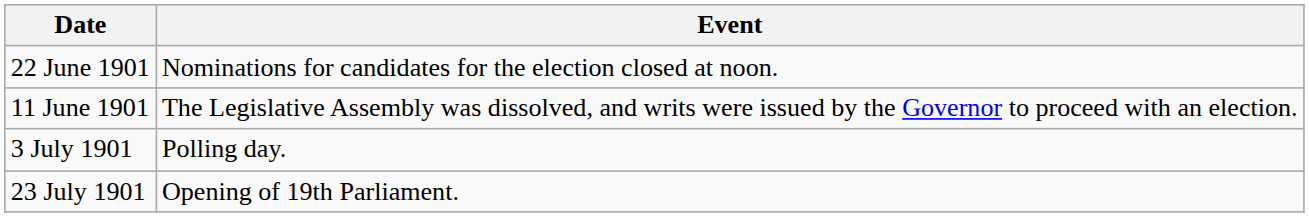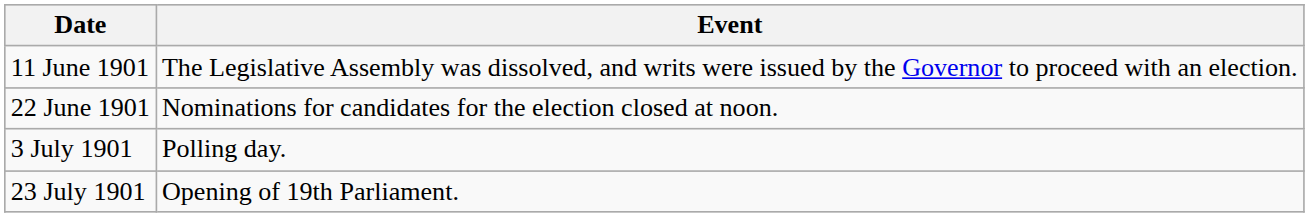rows swapped: (80, 107) <-> (80, 66)
